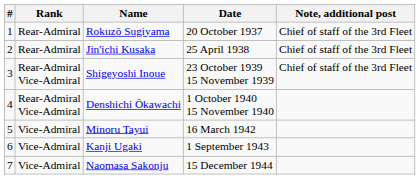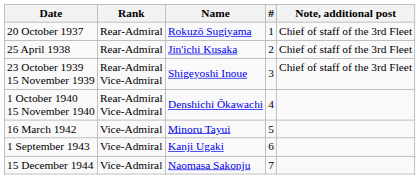columns swapped: (10, 13) <-> (230, 13)
